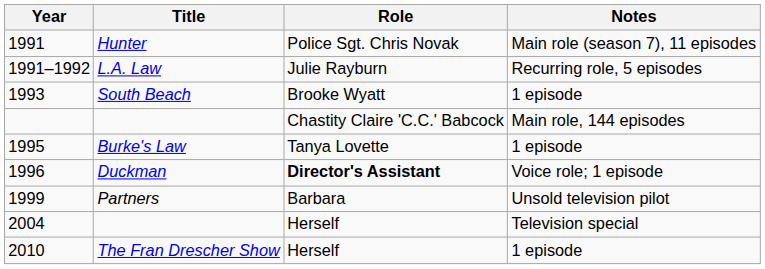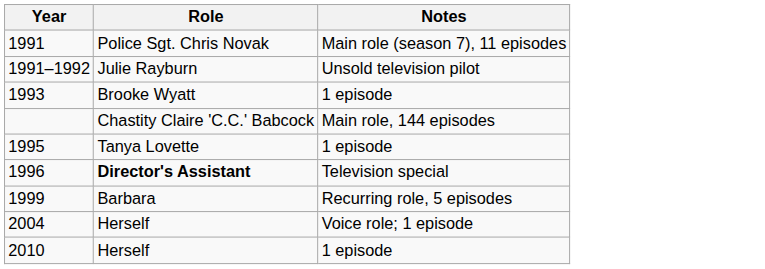- column: (189, 17)
(607, 69) Recurring role, 5 episodes -> (401, 69) Unsold television pilot
(587, 172) Voice role; 1 episode -> (385, 172) Television special
(590, 198) Unsold television pilot -> (417, 198) Recurring role, 5 episodes
(575, 224) Television special -> (397, 224) Voice role; 1 episode
